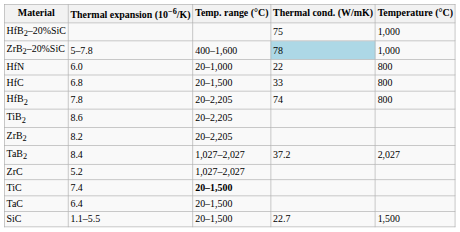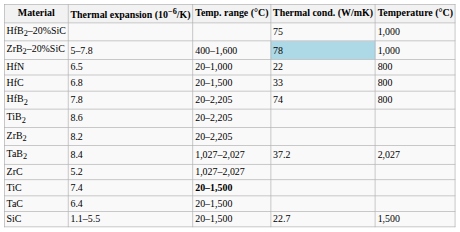(77, 67) 6.0 -> (77, 67) 6.5
